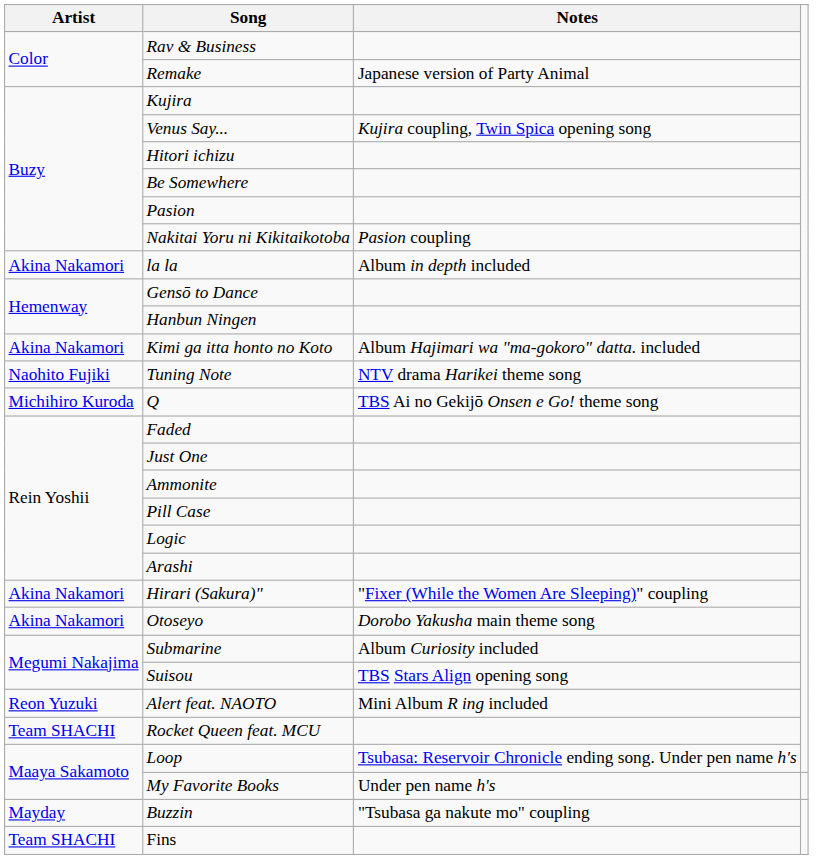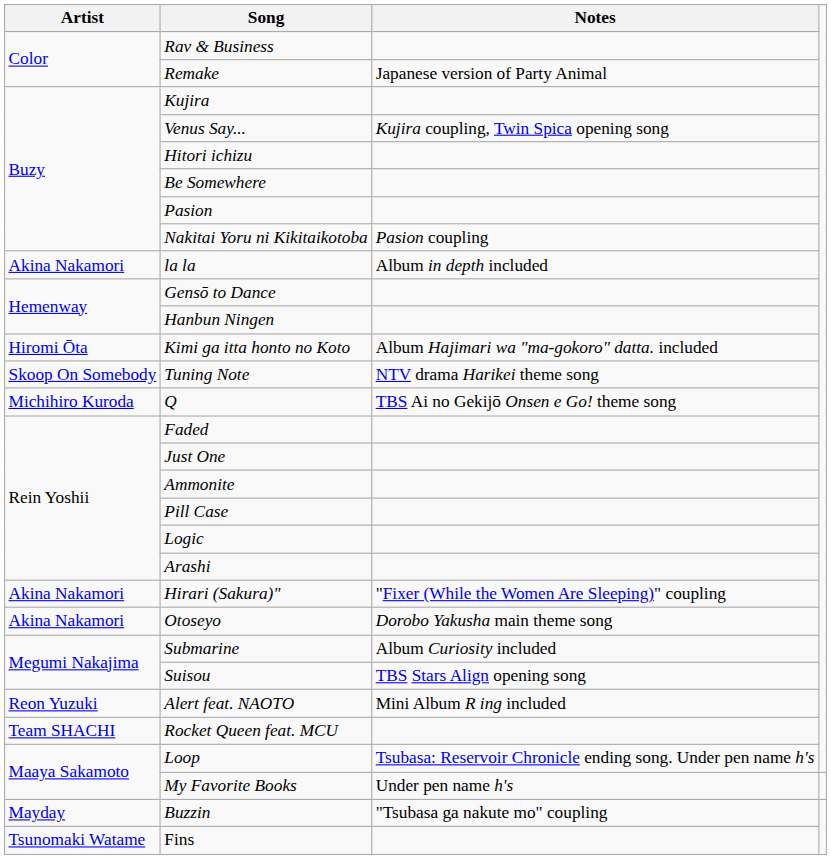(66, 347) Akina Nakamori -> (48, 347) Hiromi Ōta
(59, 374) Naohito Fujiki -> (82, 374) Skoop On Somebody
(62, 840) Team SHACHI -> (77, 840) Tsunomaki Watame
